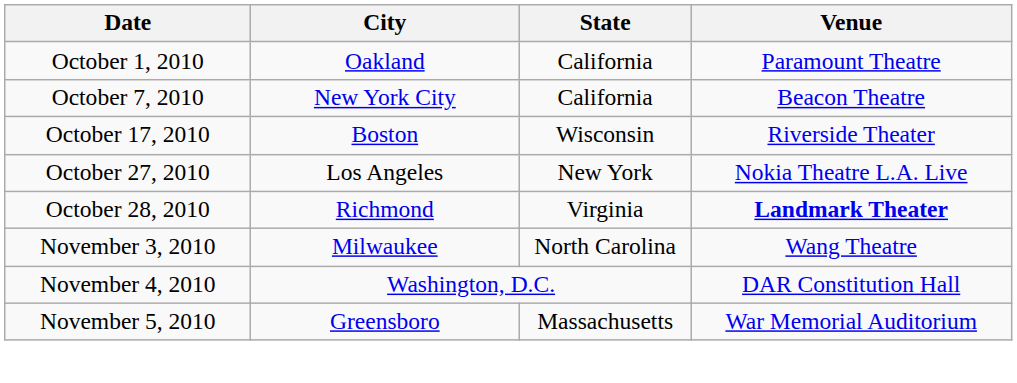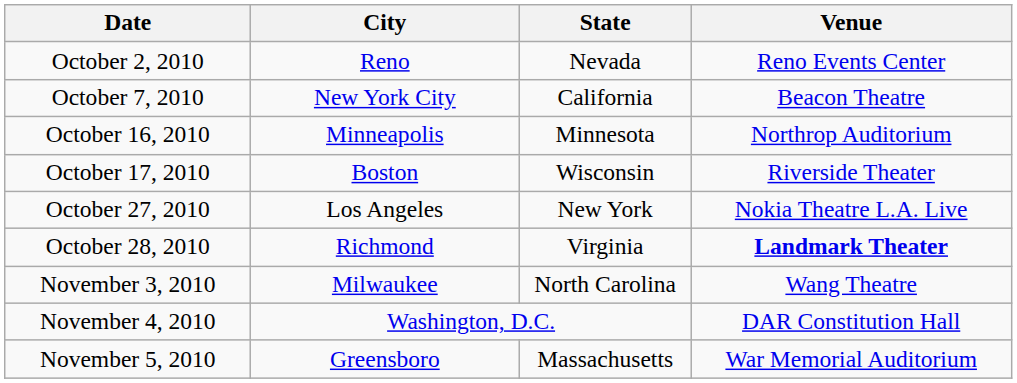- row: (128, 60)
+ row: (128, 60)
+ row: (128, 135)
